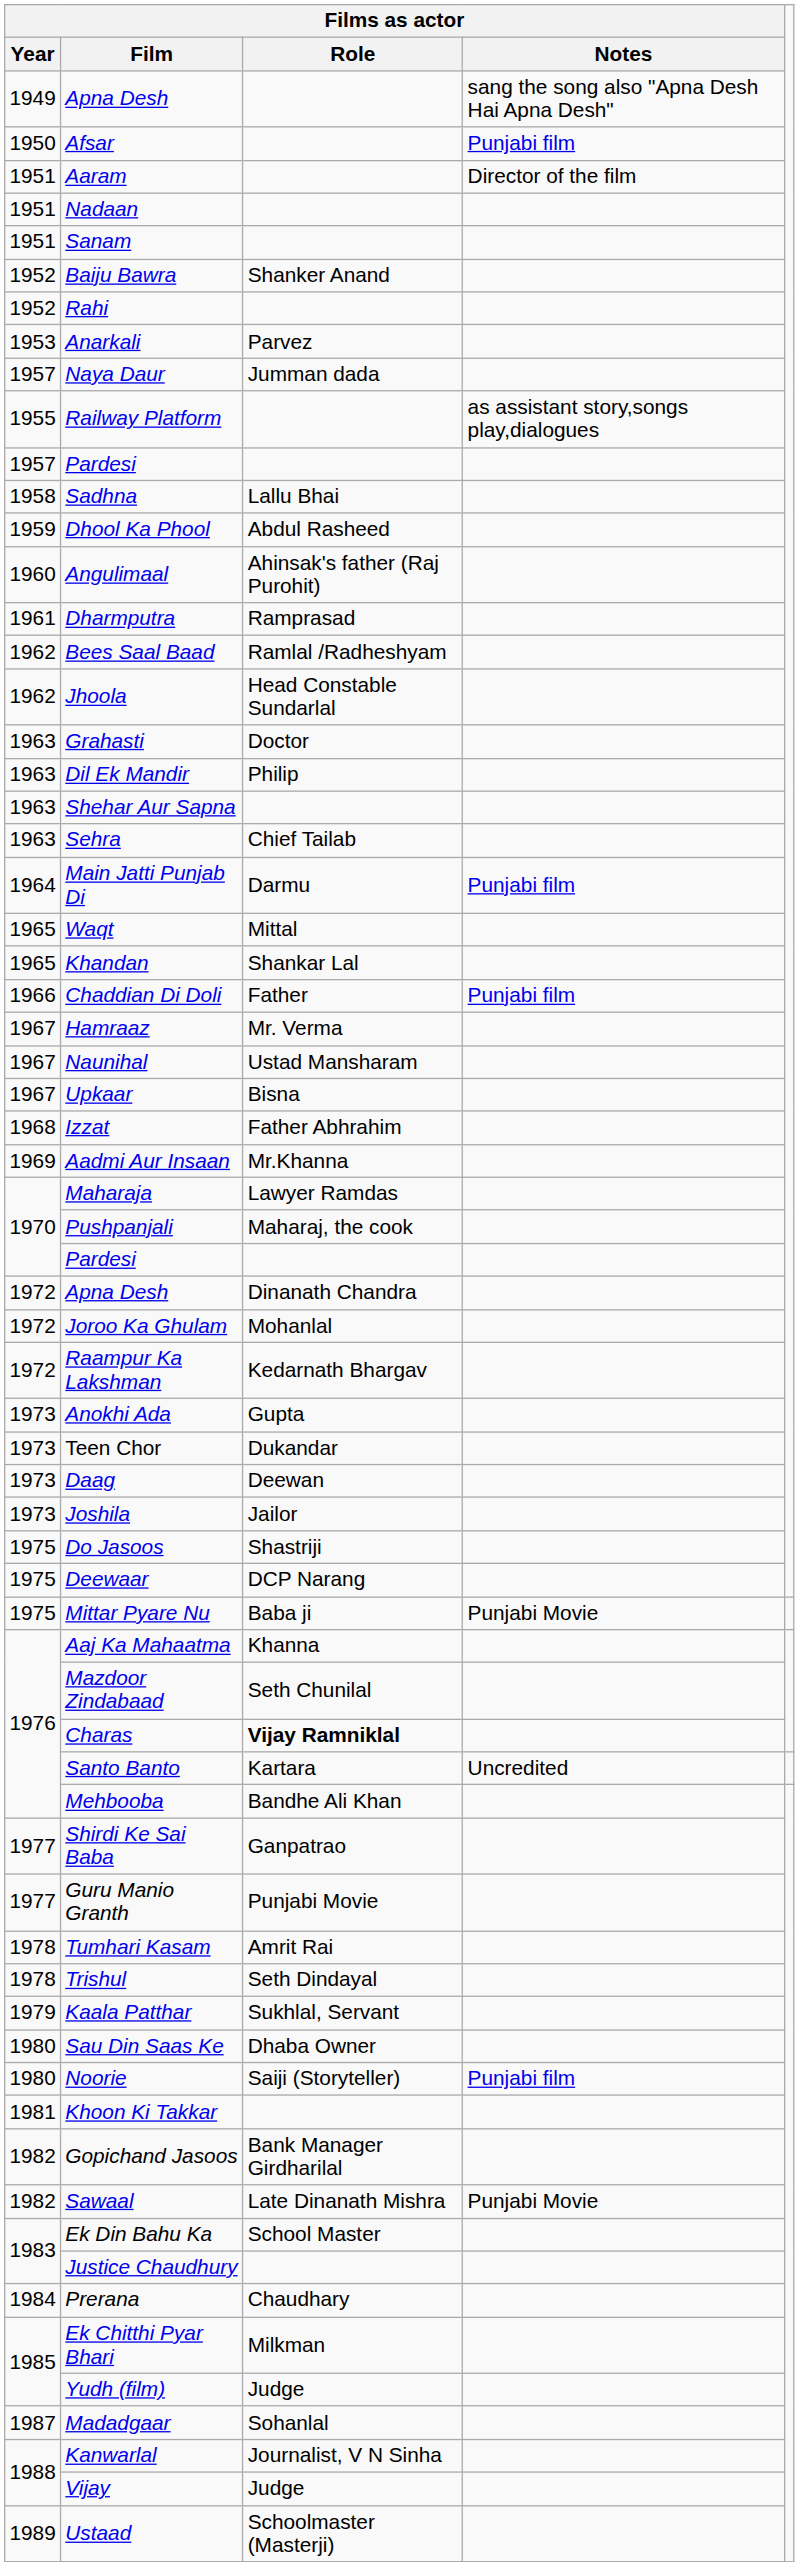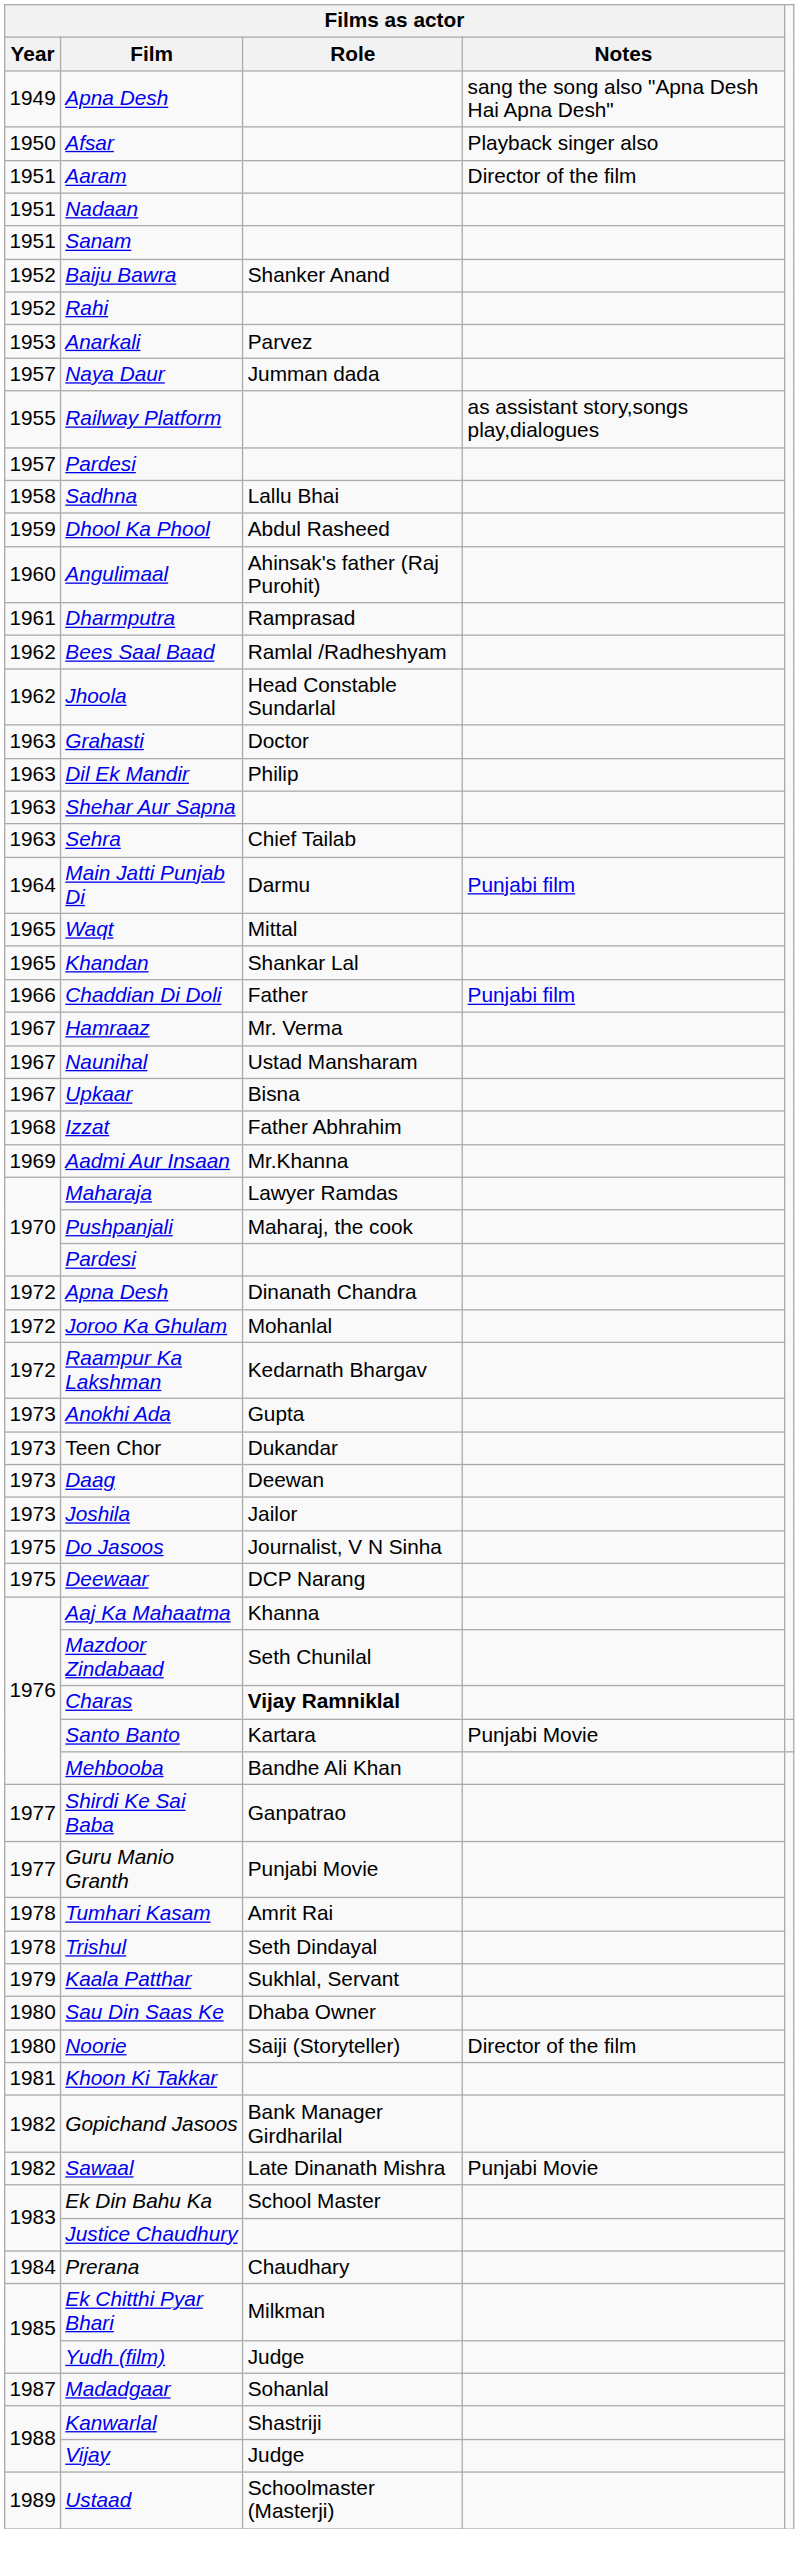(521, 143) Punjabi film -> (563, 143) Playback singer also
(285, 1546) Shastriji -> (345, 1546) Journalist, V N Sinha
- row: (33, 1612)
(518, 1768) Uncredited -> (533, 1735) Punjabi Movie
(521, 2078) Punjabi film -> (552, 2045) Director of the film
(345, 2455) Journalist, V N Sinha -> (285, 2422) Shastriji
